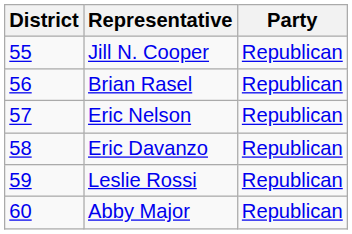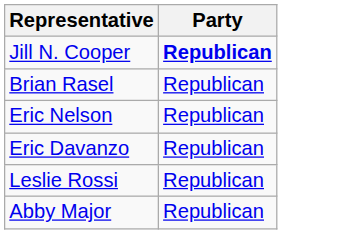- column: (44, 20)
(292, 52) normal -> (217, 52) bold
